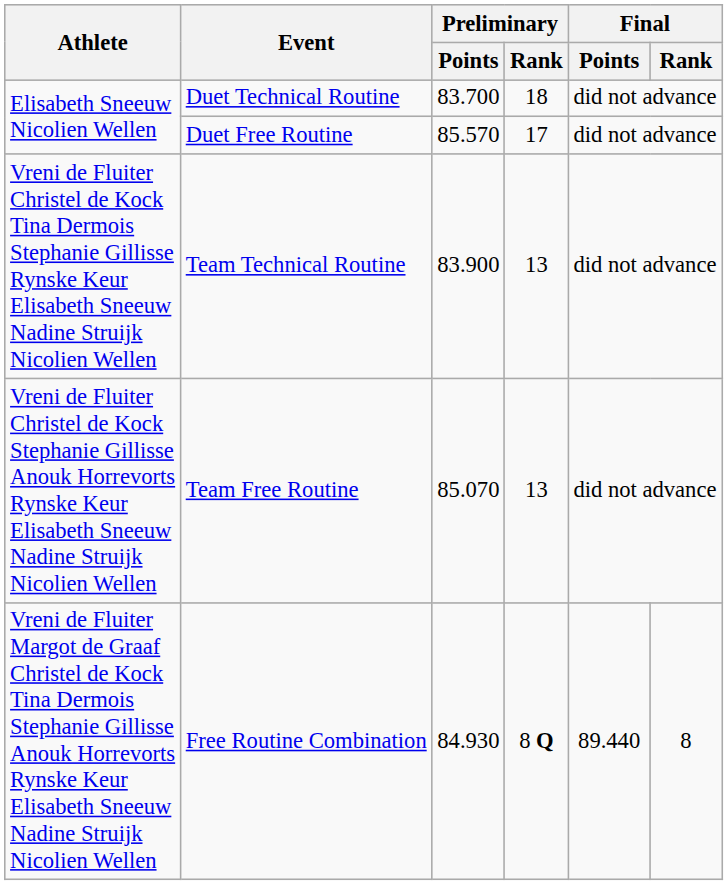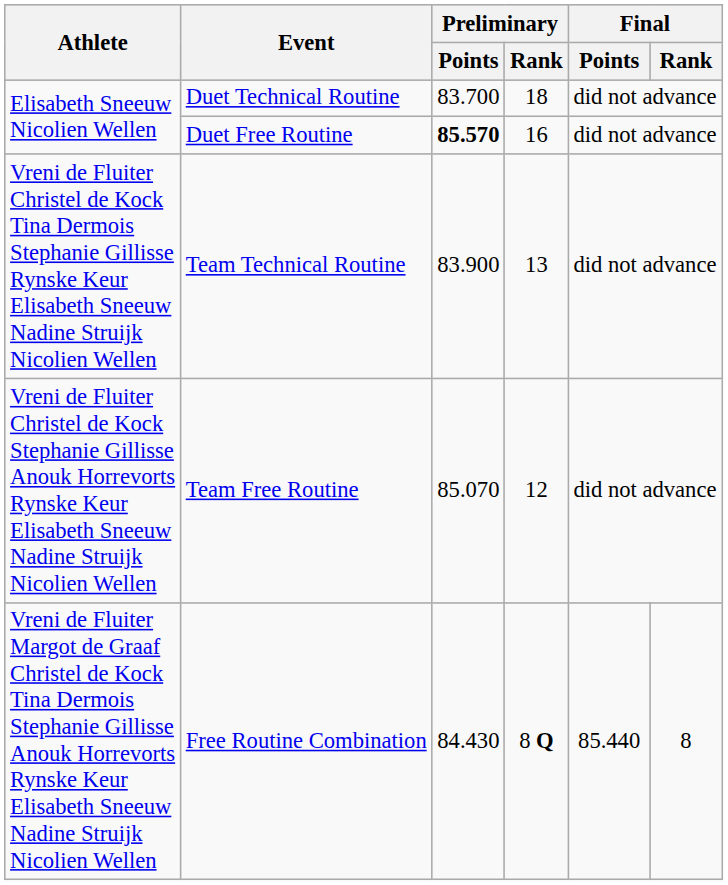(468, 135) normal -> (468, 135) bold
(536, 135) 17 -> (536, 135) 16
(536, 490) 13 -> (536, 490) 12
(468, 741) 84.930 -> (468, 741) 84.430
(609, 741) 89.440 -> (609, 741) 85.440
